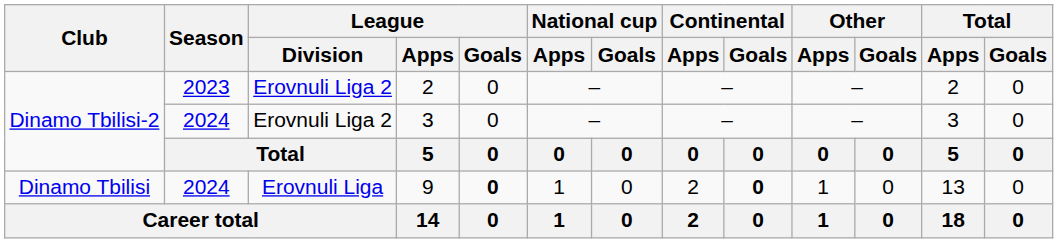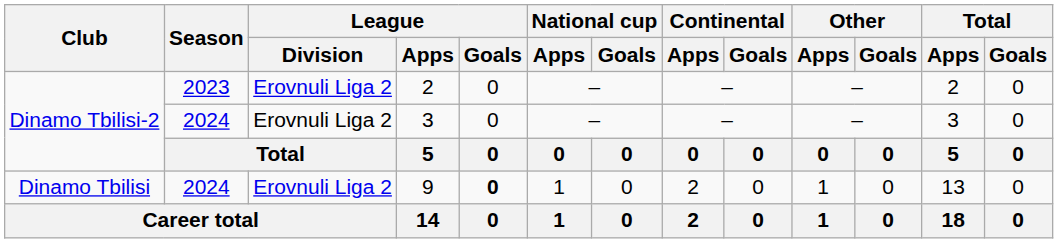(323, 187) Erovnuli Liga -> (323, 187) Erovnuli Liga 2
(758, 187) bold -> (758, 187) normal
